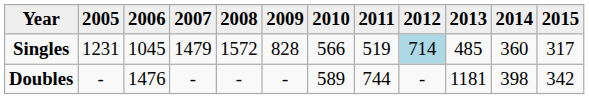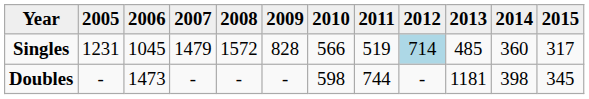(147, 78) 1476 -> (147, 78) 1473
(331, 78) 589 -> (331, 78) 598
(560, 78) 342 -> (560, 78) 345
